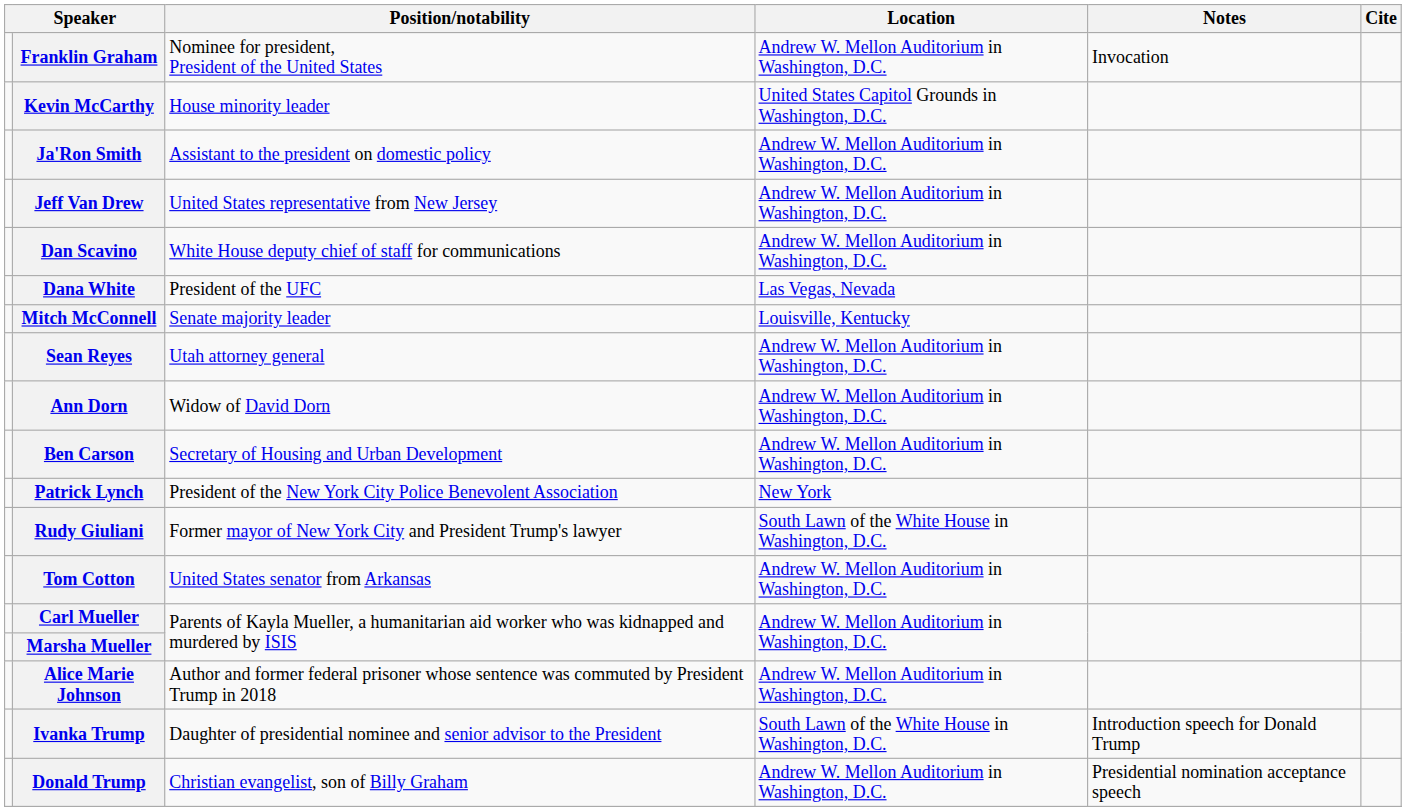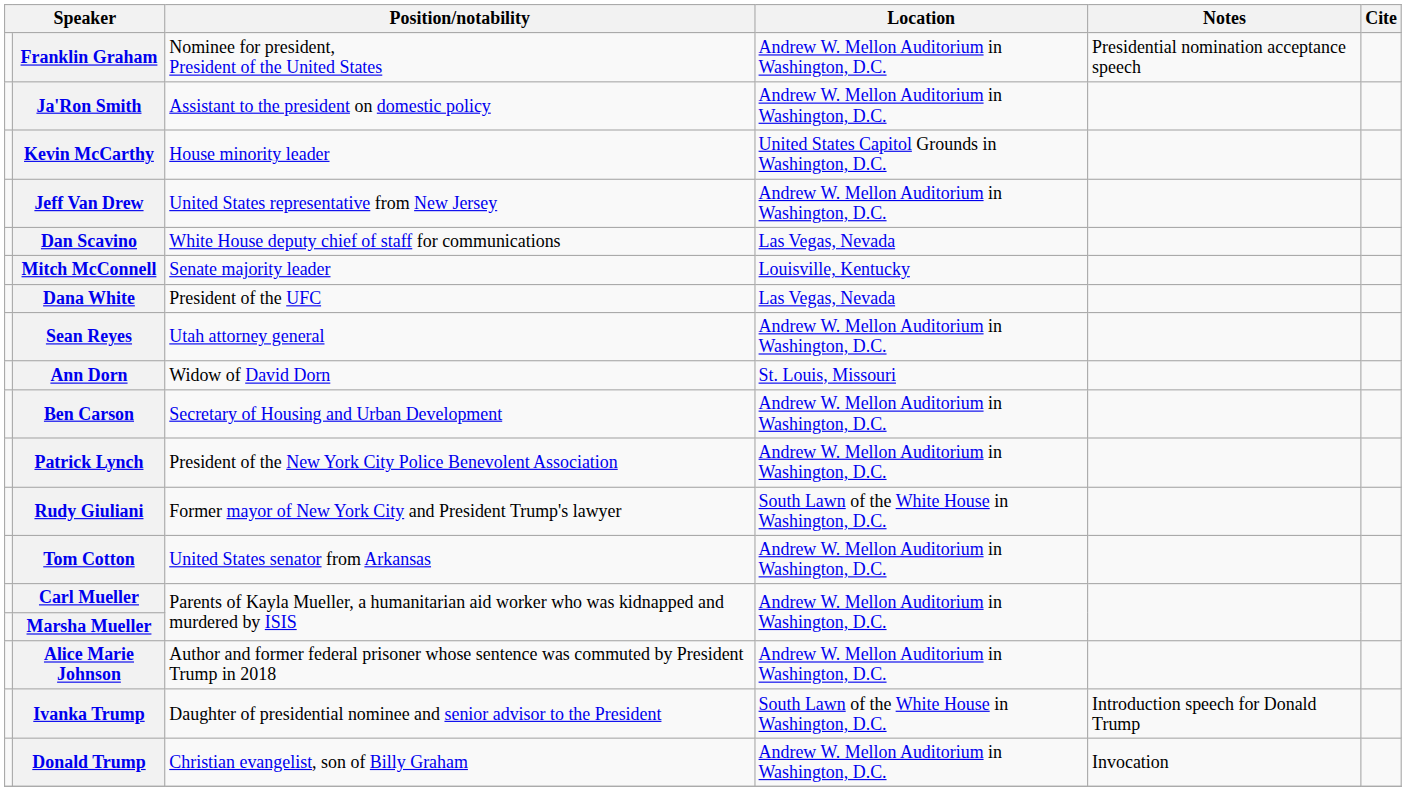(1130, 57) Invocation -> (1219, 57) Presidential nomination acceptance speech
rows swapped: (89, 105) <-> (89, 154)
(880, 251) Andrew W. Mellon Auditorium in Washington, D.C. -> (827, 241) Las Vegas, Nevada
rows swapped: (89, 318) <-> (89, 290)
(880, 405) Andrew W. Mellon Auditorium in Washington, D.C. -> (827, 375) St. Louis, Missouri
(795, 492) New York -> (880, 462) Andrew W. Mellon Auditorium in Washington, D.C.
(1219, 782) Presidential nomination acceptance speech -> (1130, 762) Invocation
